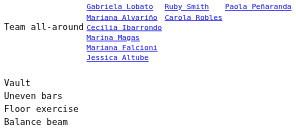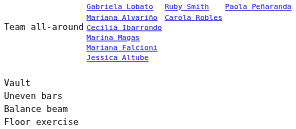rows swapped: (36, 122) <-> (41, 109)
